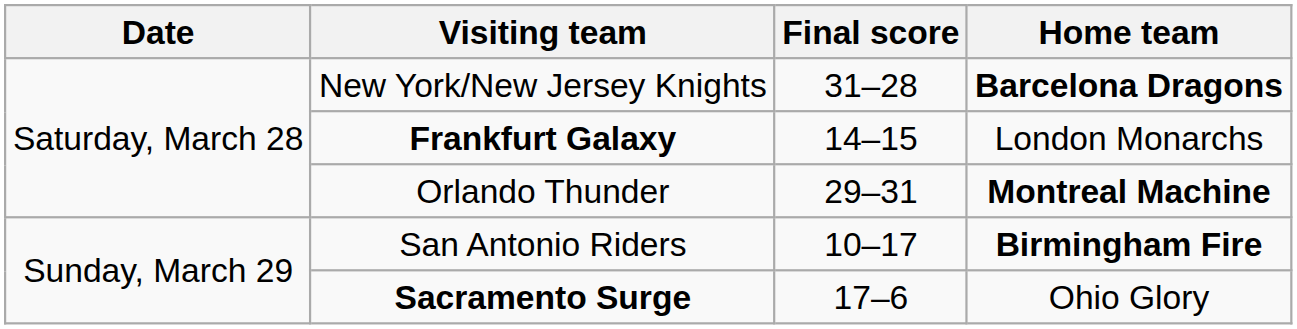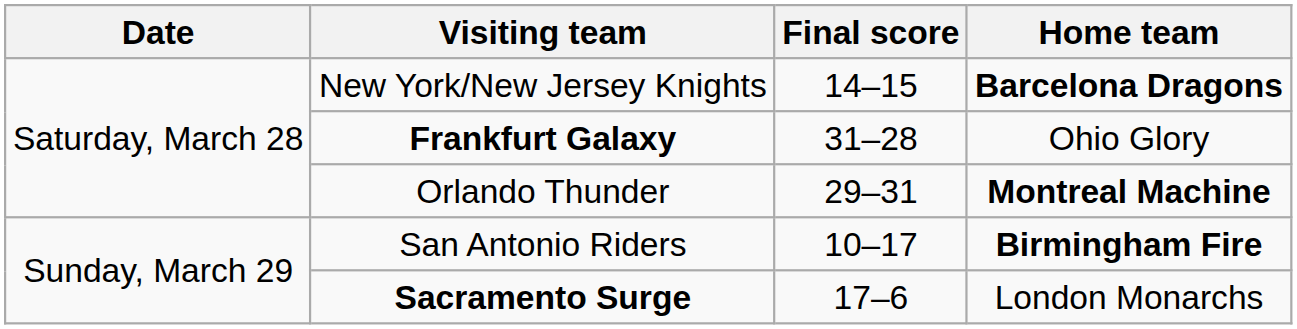(871, 85) 31–28 -> (871, 85) 14–15
(871, 138) 14–15 -> (871, 138) 31–28
(1129, 138) London Monarchs -> (1129, 138) Ohio Glory
(1129, 298) Ohio Glory -> (1129, 298) London Monarchs
